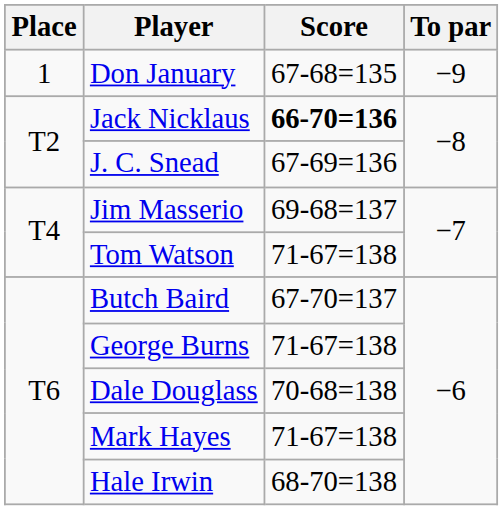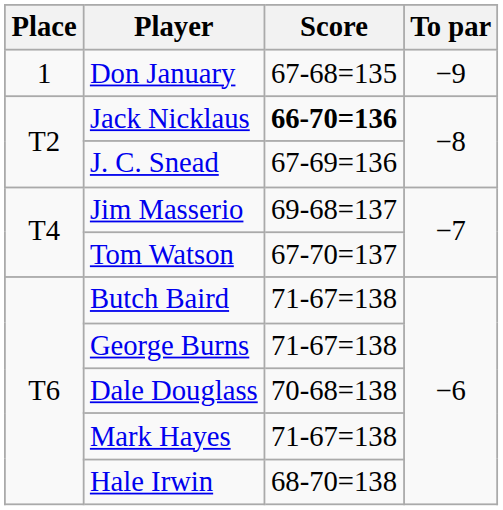(334, 254) 71-67=138 -> (334, 254) 67-70=137
(334, 299) 67-70=137 -> (334, 299) 71-67=138
